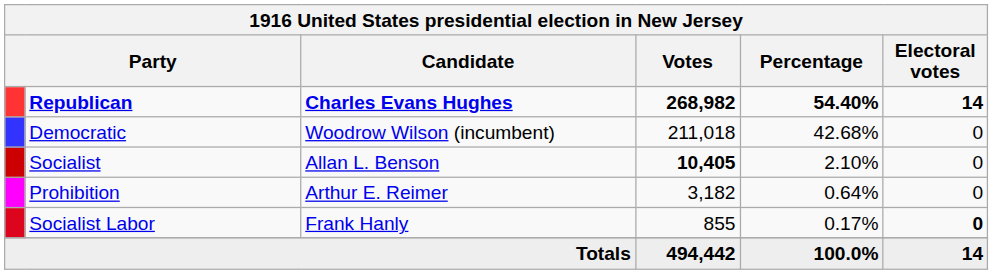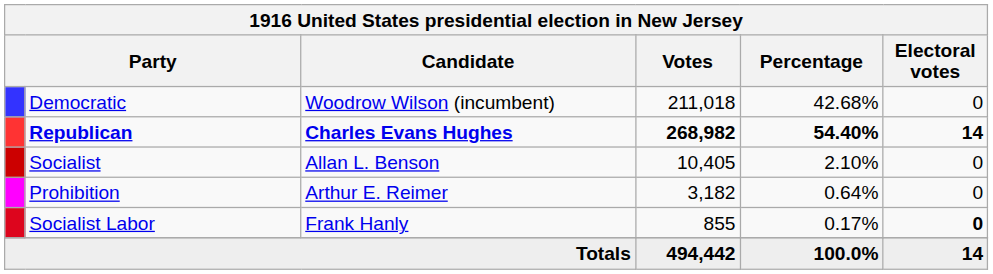rows swapped: (81, 102) <-> (78, 132)
(706, 163) bold -> (706, 163) normal
